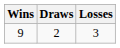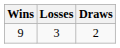columns swapped: (96, 14) <-> (56, 14)
